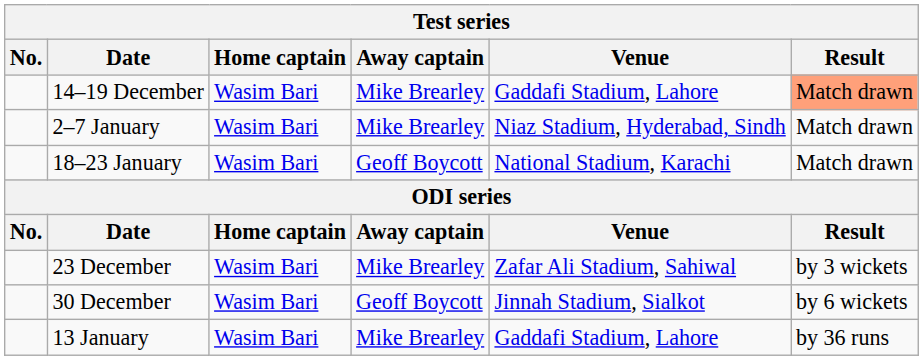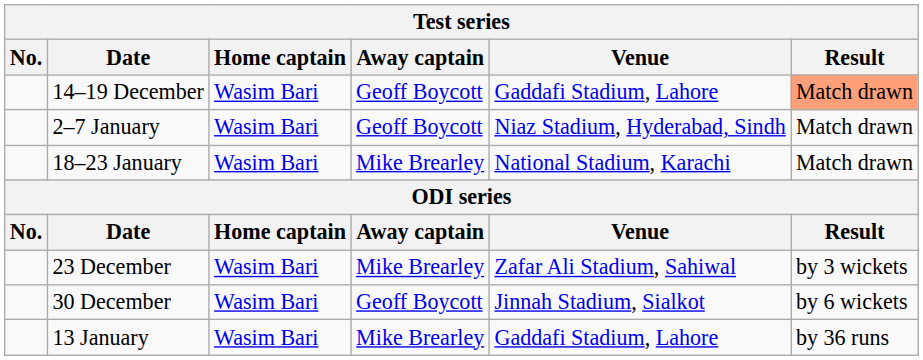(420, 92) Mike Brearley -> (419, 92) Geoff Boycott
(420, 127) Mike Brearley -> (419, 127) Geoff Boycott
(419, 162) Geoff Boycott -> (420, 162) Mike Brearley
